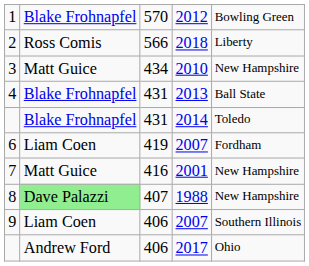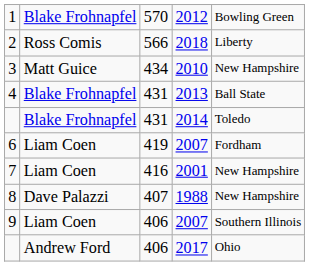(60, 171) Matt Guice -> (60, 171) Liam Coen
(66, 196) lightgreen background -> (66, 196) no background
